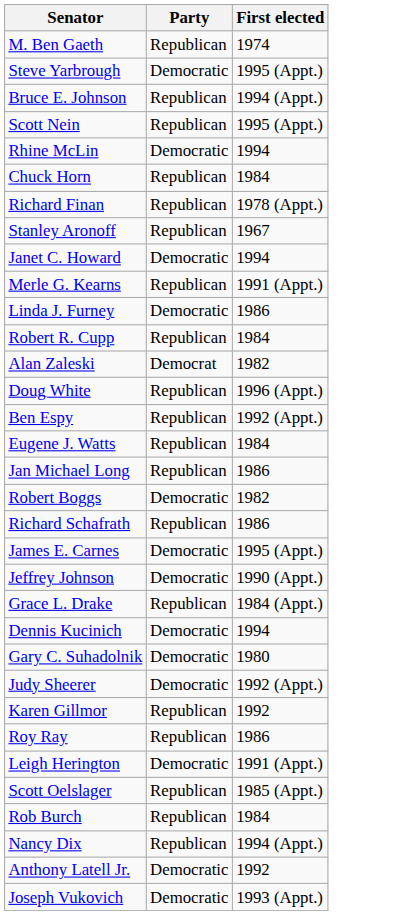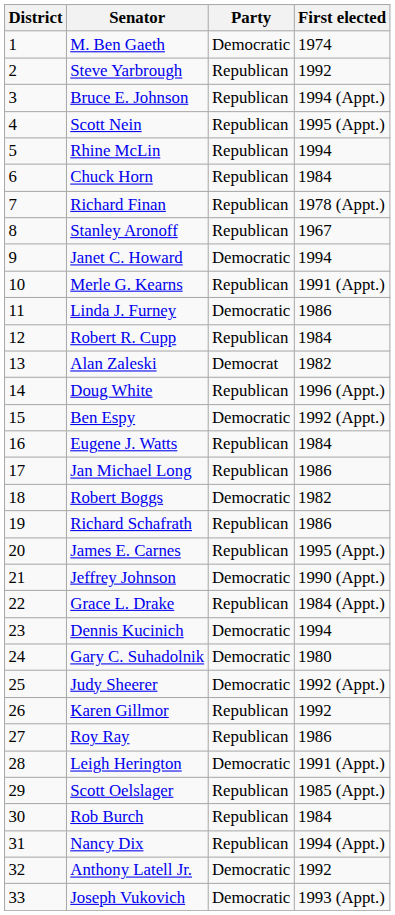+ column: (35, 17)
(188, 44) Republican -> (251, 44) Democratic
(189, 71) Democratic -> (250, 71) Republican
(280, 71) 1995 (Appt.) -> (315, 71) 1992
(189, 151) Democratic -> (250, 151) Republican
(188, 417) Republican -> (251, 417) Democratic
(189, 550) Democratic -> (250, 550) Republican
